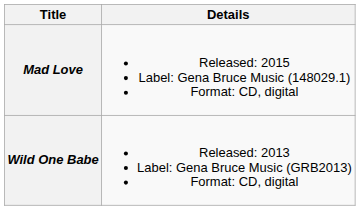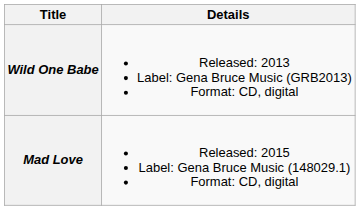rows swapped: (53, 160) <-> (53, 70)
